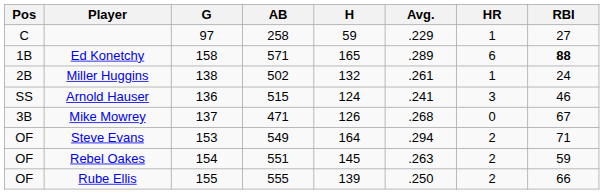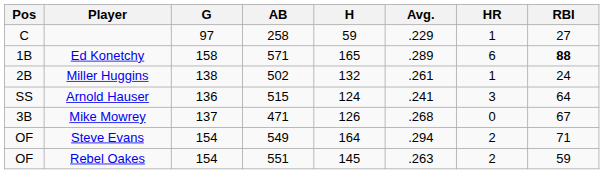(564, 96) 46 -> (564, 96) 64
(207, 138) 153 -> (207, 138) 154
- row: (108, 179)
